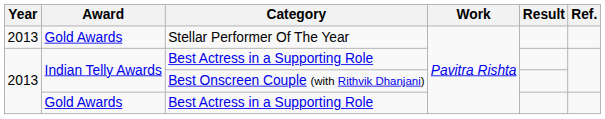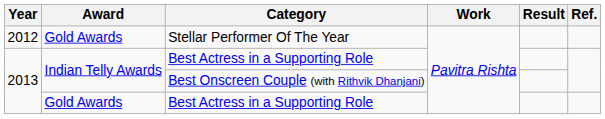(23, 37) 2013 -> (23, 37) 2012
